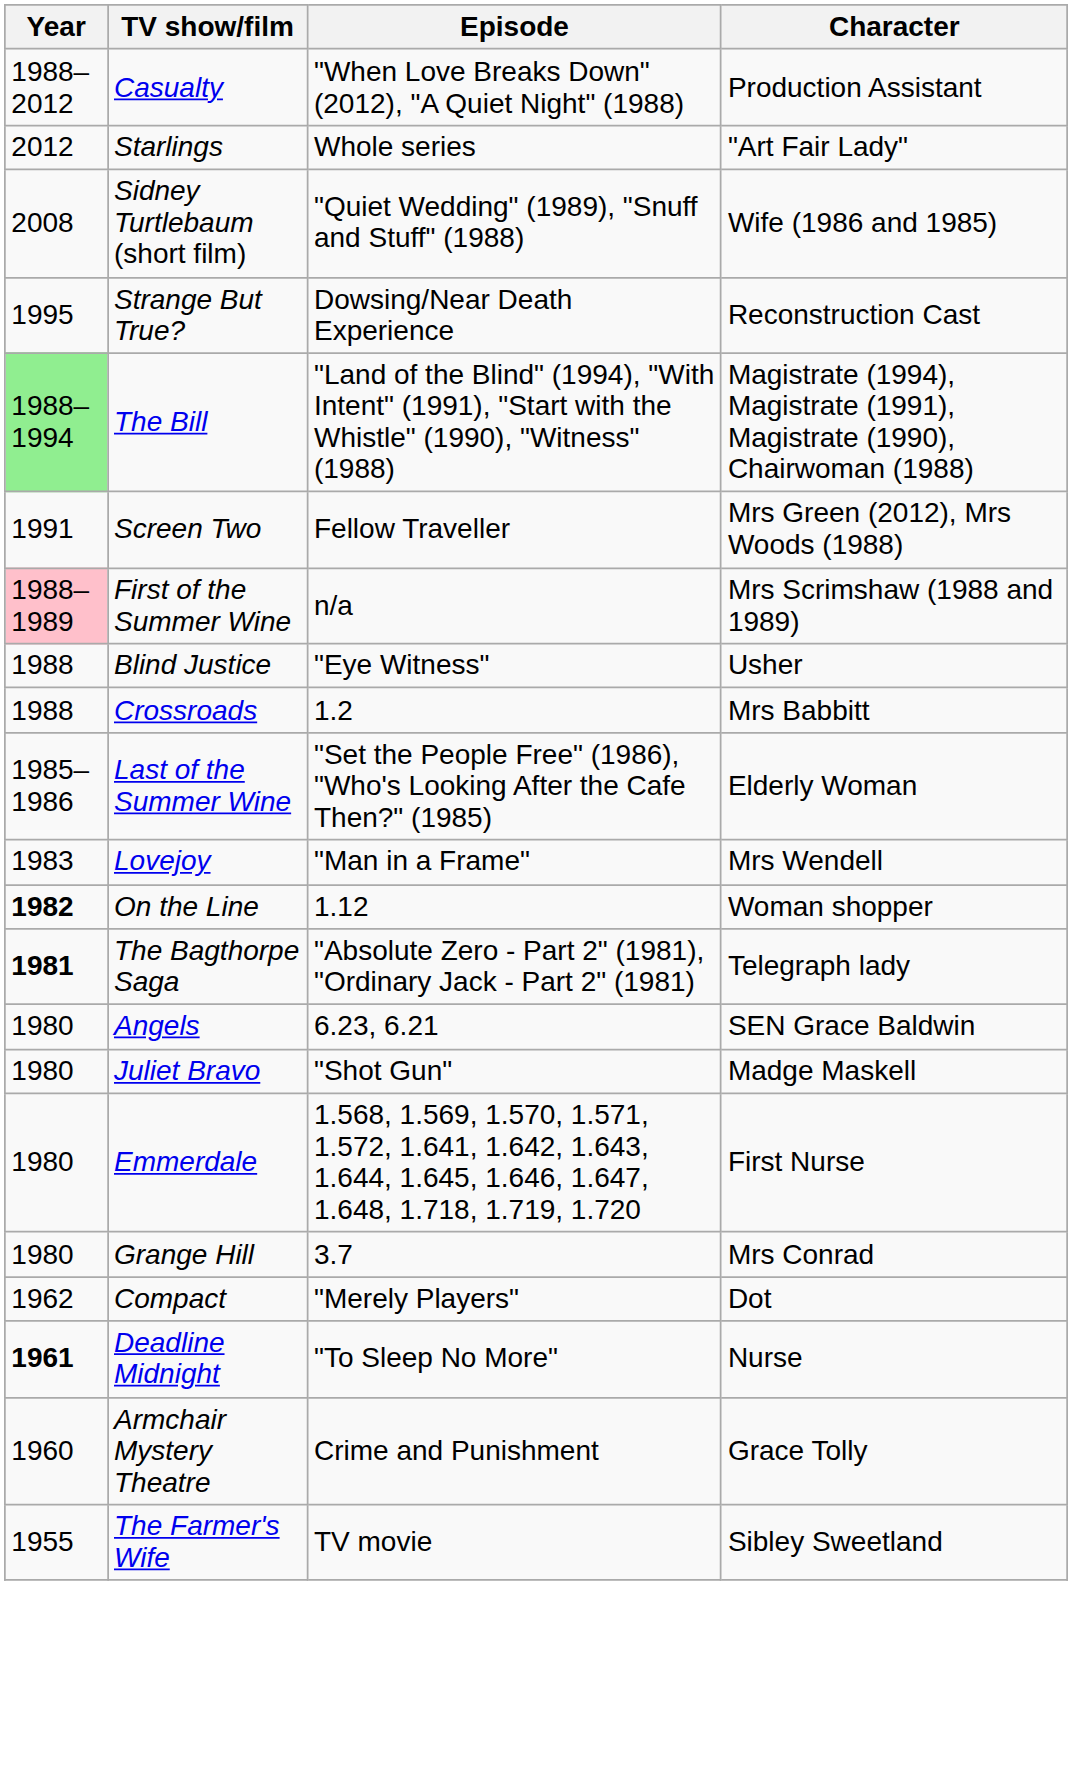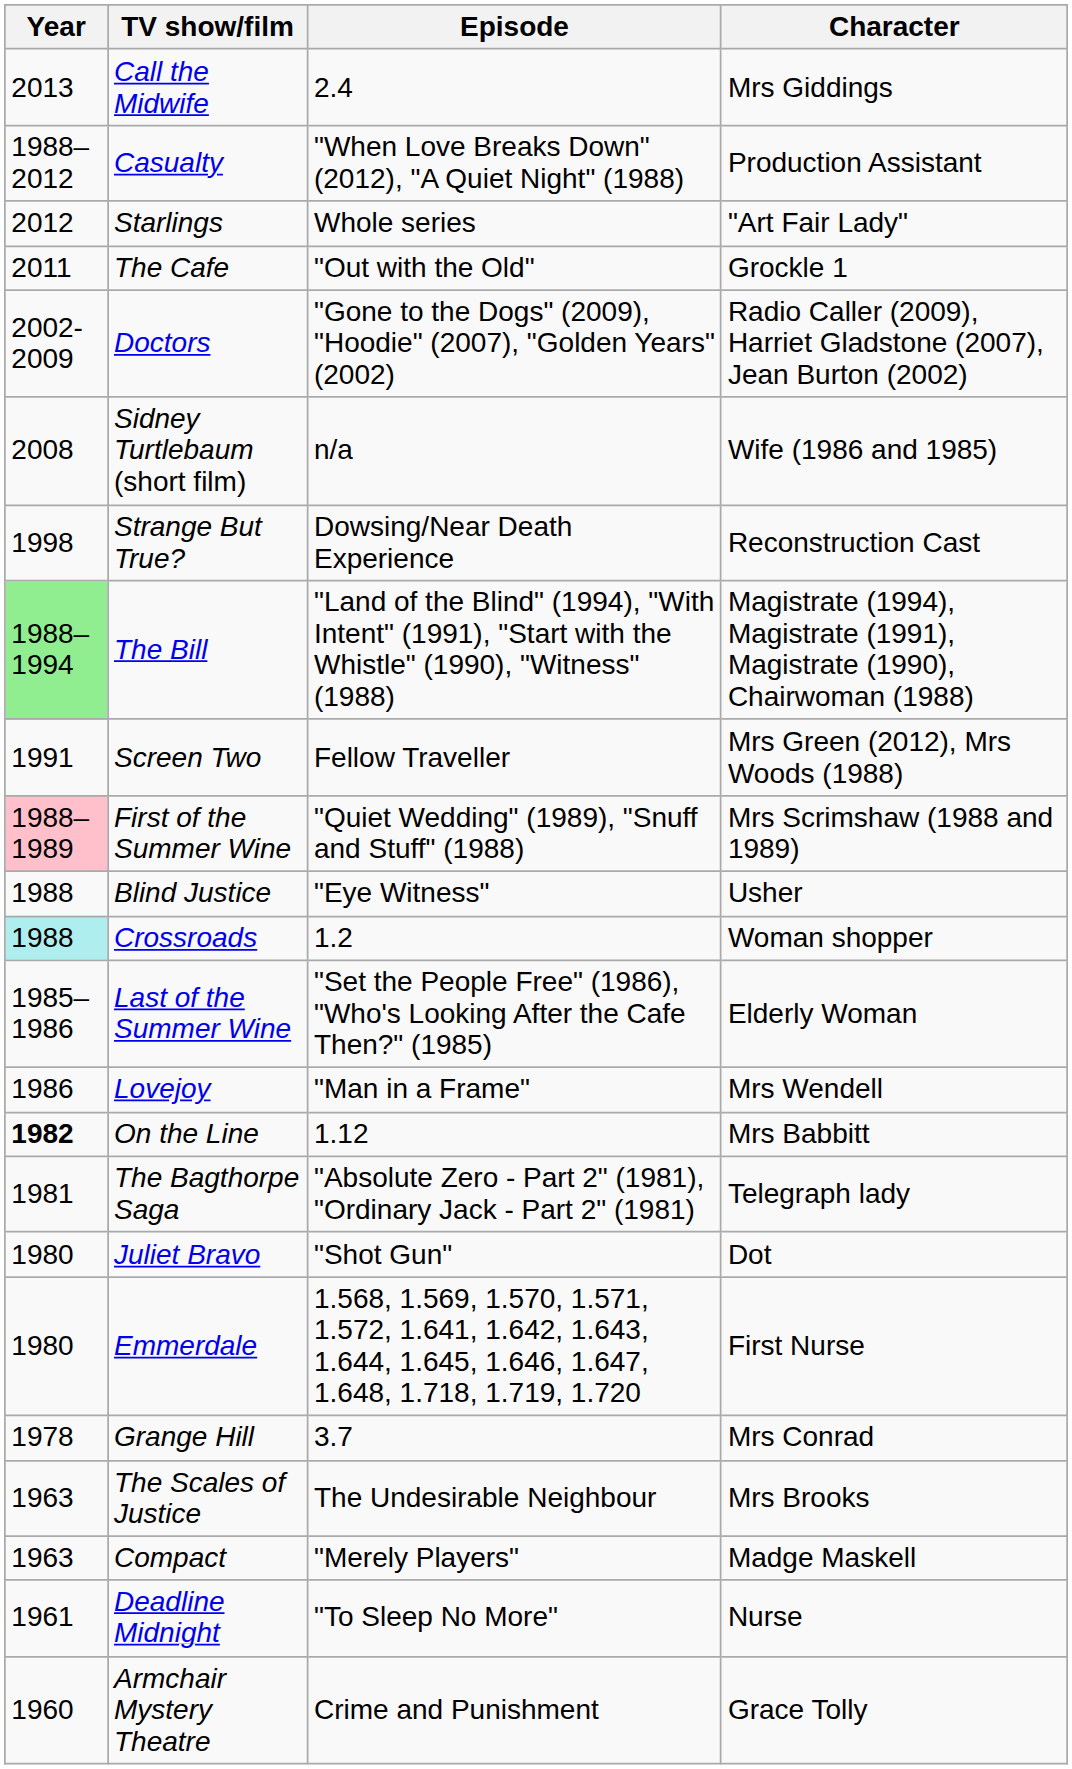+ row: (161, 86)
+ row: (172, 267)
+ row: (162, 343)
(506, 222) "Quiet Wedding" (1989), "Snuff and Stuff" (1988) -> (333, 450) n/a
(42, 314) 1995 -> (42, 542) 1998
(333, 605) n/a -> (506, 833) "Quiet Wedding" (1989), "Snuff and Stuff" (1988)
(42, 709) no background -> (42, 937) paleturquoise background
(799, 709) Mrs Babbitt -> (830, 937) Woman shopper
(42, 861) 1983 -> (42, 1089) 1986
(830, 906) Woman shopper -> (799, 1133) Mrs Babbitt
(42, 966) bold -> (42, 1193) normal
- row: (157, 1026)
(822, 1070) Madge Maskell -> (750, 1254) Dot
(42, 1254) 1980 -> (42, 1437) 1978
+ row: (200, 1497)
(42, 1298) 1962 -> (42, 1557) 1963
(750, 1298) Dot -> (822, 1557) Madge Maskell
(42, 1358) bold -> (42, 1617) normal
- row: (197, 1541)
